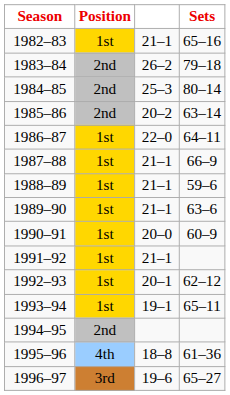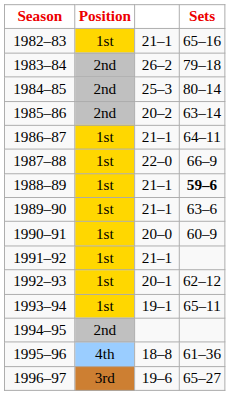(157, 137) 22–0 -> (157, 137) 21–1
(157, 161) 21–1 -> (157, 161) 22–0
(202, 185) normal -> (202, 185) bold
